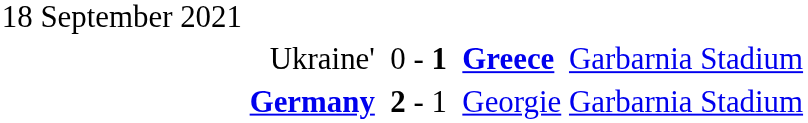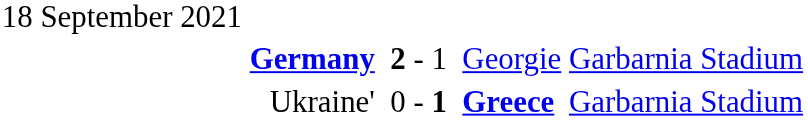rows swapped: (322, 59) <-> (312, 101)
